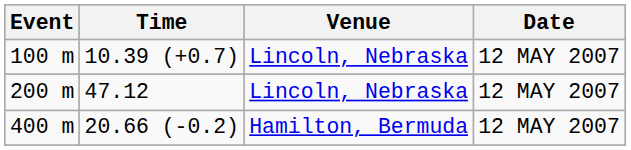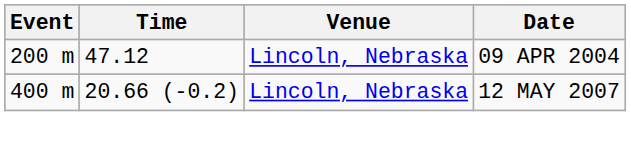- row: (42, 57)
(549, 92) 12 MAY 2007 -> (549, 57) 09 APR 2004
(359, 127) Hamilton, Bermuda -> (359, 92) Lincoln, Nebraska
